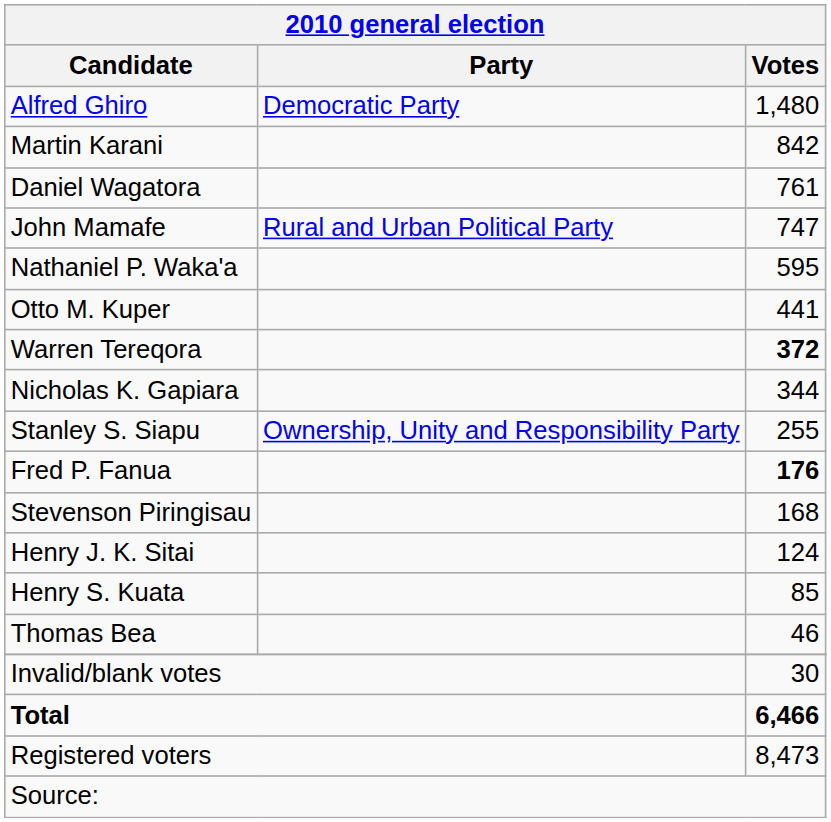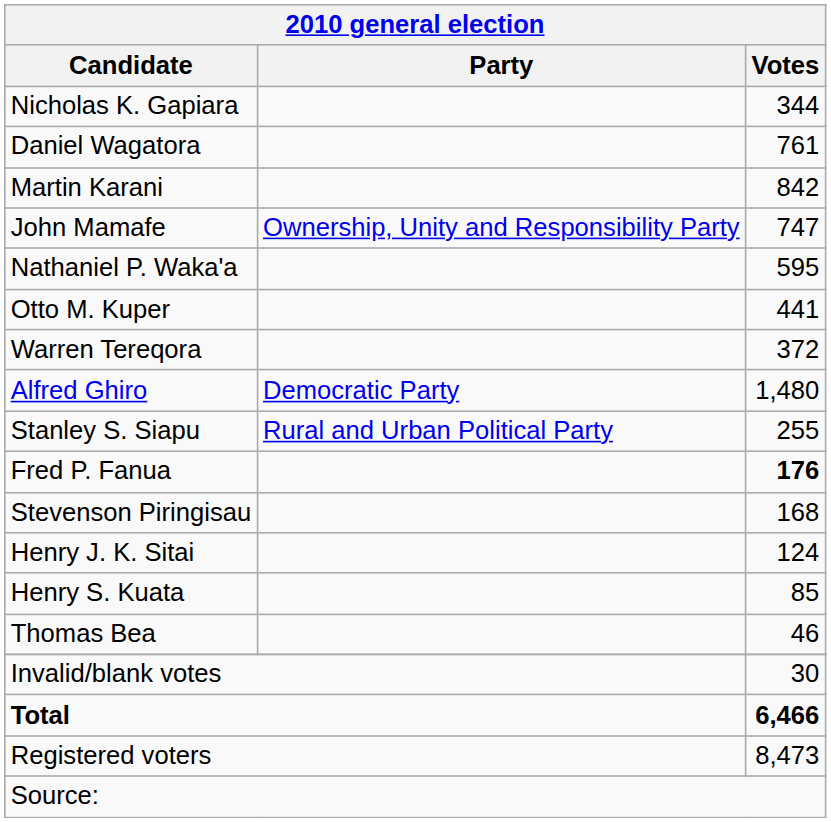rows swapped: (79, 106) <-> (125, 390)
rows swapped: (87, 146) <-> (106, 187)
(438, 227) Rural and Urban Political Party -> (501, 227) Ownership, Unity and Responsibility Party
(798, 349) bold -> (798, 349) normal
(501, 430) Ownership, Unity and Responsibility Party -> (438, 430) Rural and Urban Political Party
